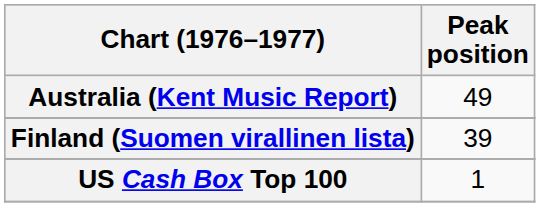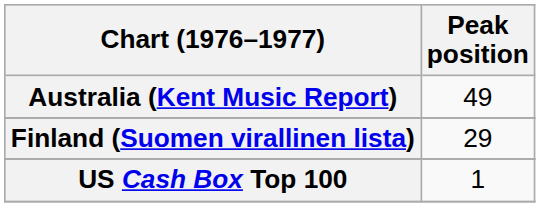(478, 138) 39 -> (478, 138) 29
